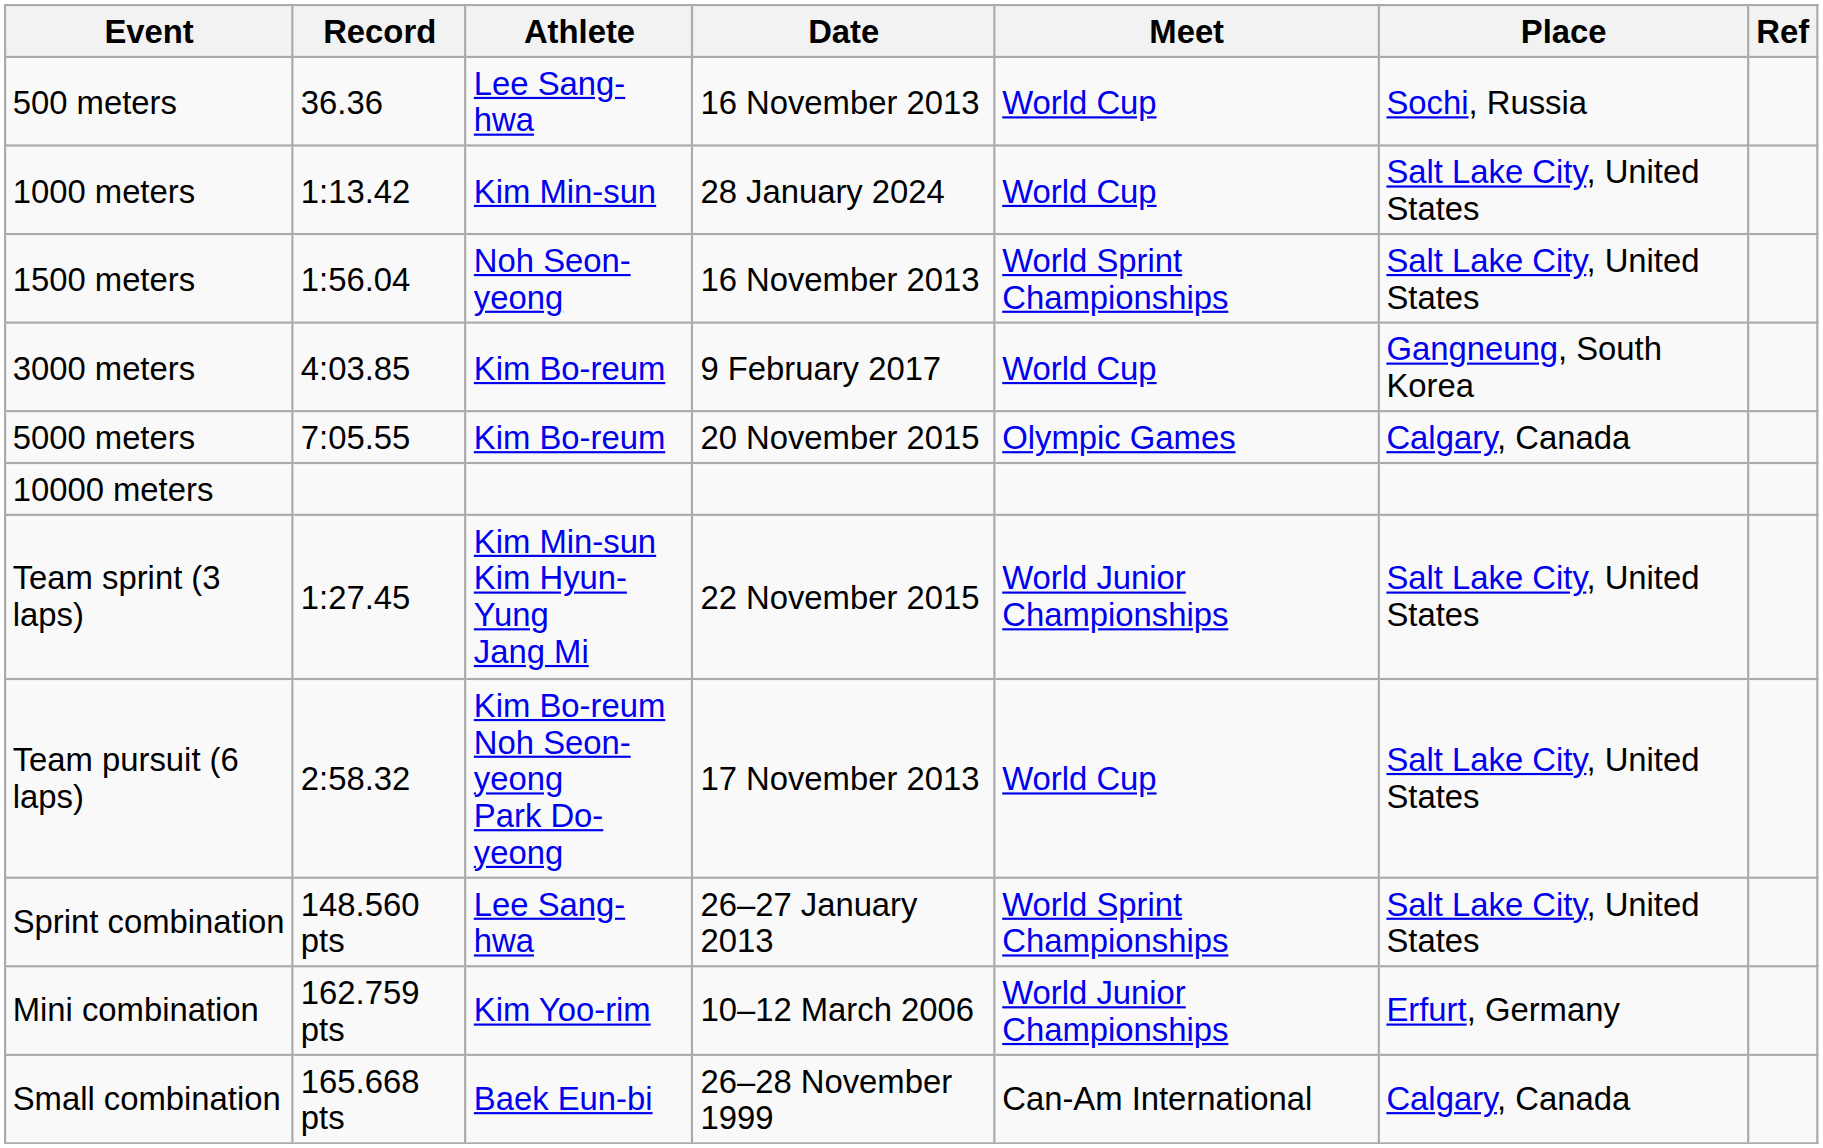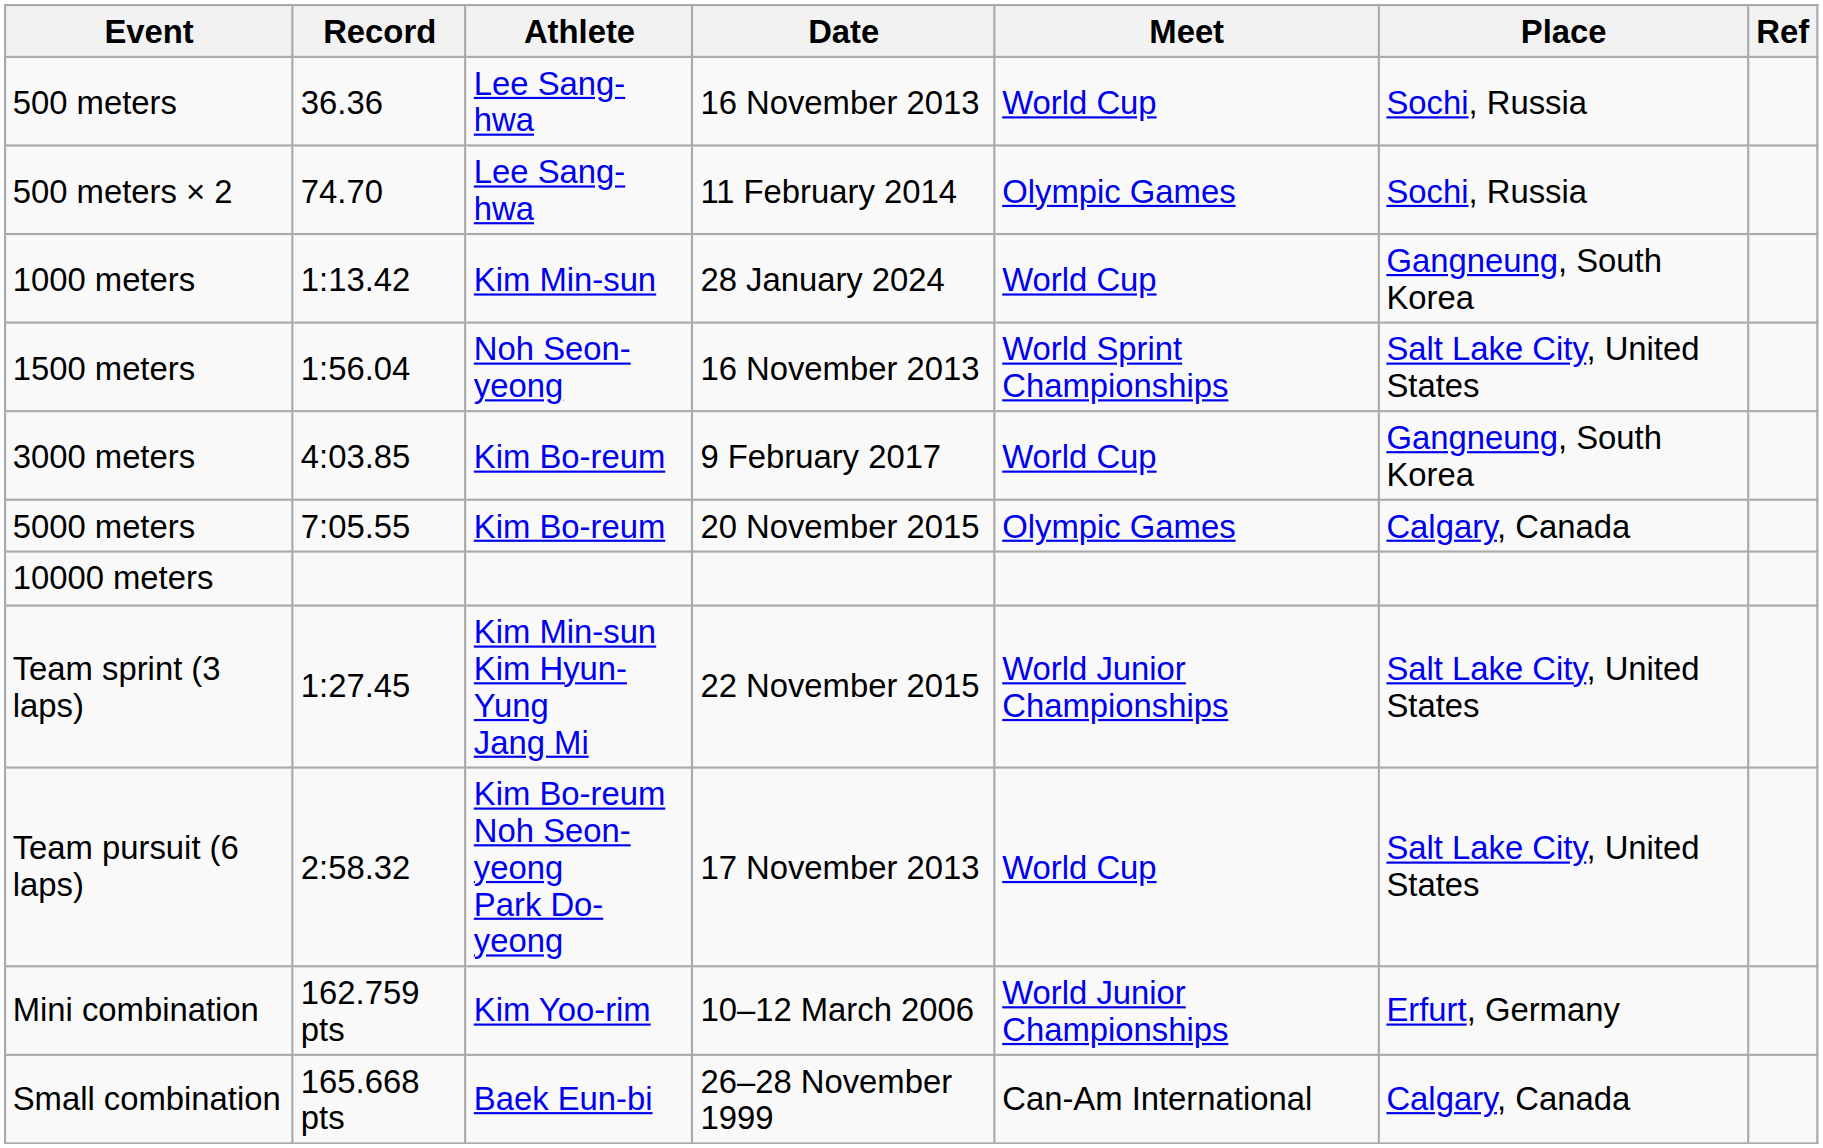+ row: (123, 190)
(1543, 190) Salt Lake City, United States -> (1524, 279) Gangneung, South Korea
- row: (149, 921)
